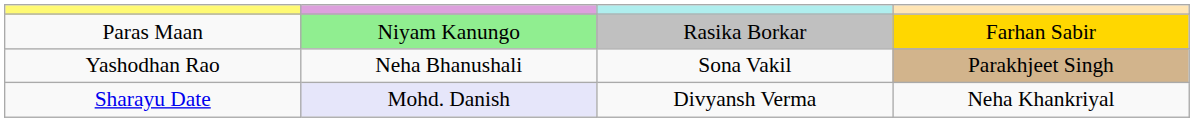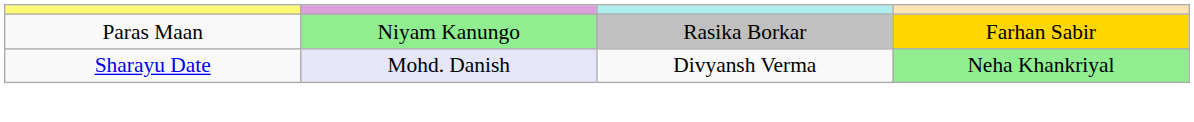- row: (153, 65)
(1041, 99) no background -> (1041, 65) lightgreen background
